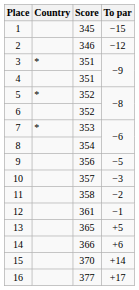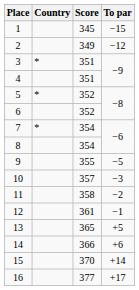(87, 46) 346 -> (87, 46) 349
(87, 128) 353 -> (87, 128) 354
(87, 161) 356 -> (87, 161) 355
